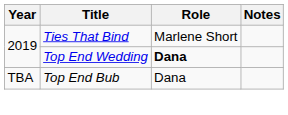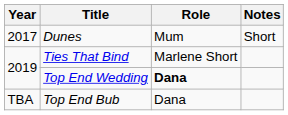+ row: (62, 36)
